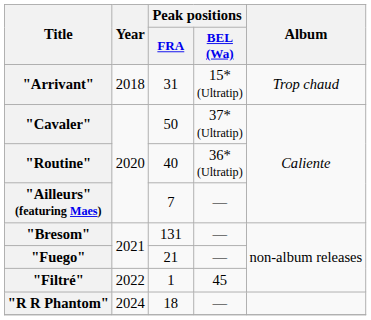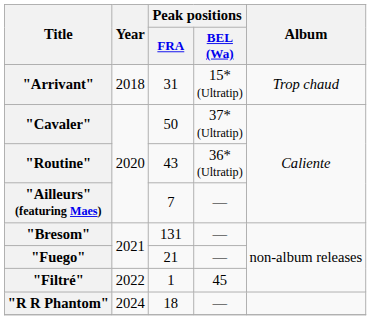(171, 163) 40 -> (171, 163) 43
